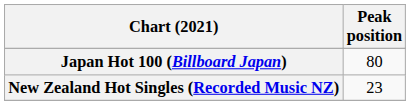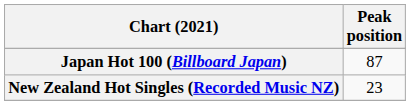(374, 61) 80 -> (374, 61) 87
